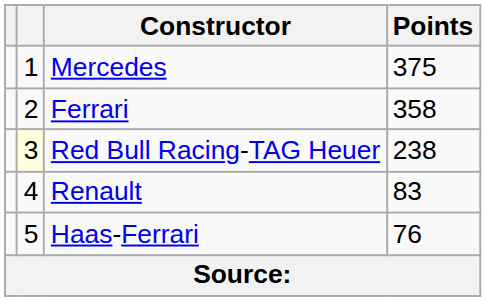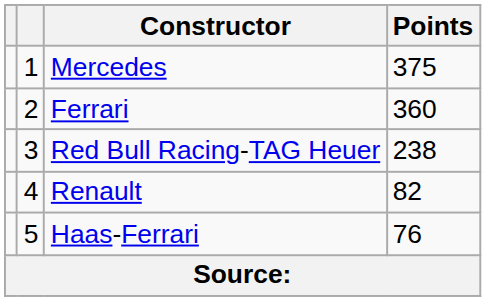(415, 109) 358 -> (415, 109) 360
(31, 150) lightyellow background -> (31, 150) no background
(407, 192) 83 -> (407, 192) 82
